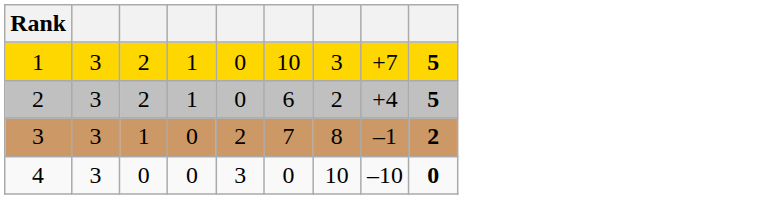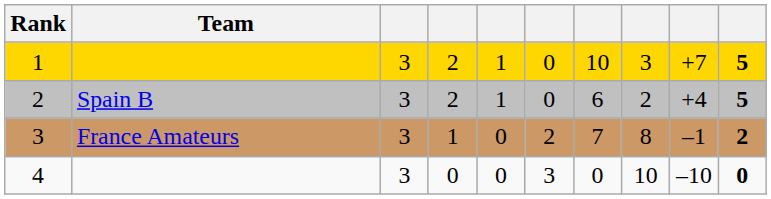+ column: (226, 23)
